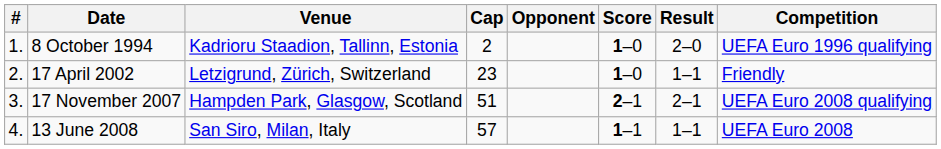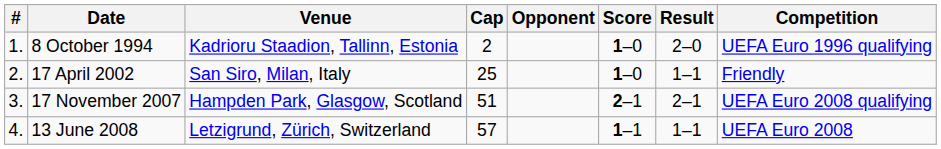(310, 74) Letzigrund, Zürich, Switzerland -> (270, 74) San Siro, Milan, Italy
(487, 74) 23 -> (487, 74) 25
(270, 130) San Siro, Milan, Italy -> (310, 130) Letzigrund, Zürich, Switzerland
